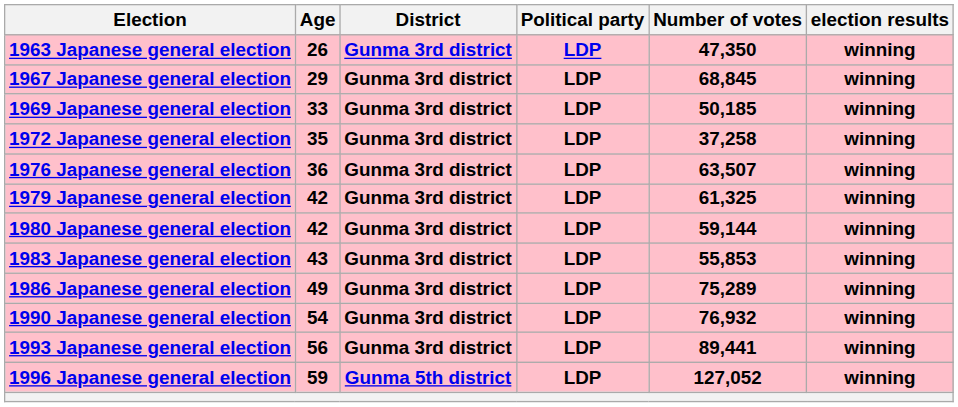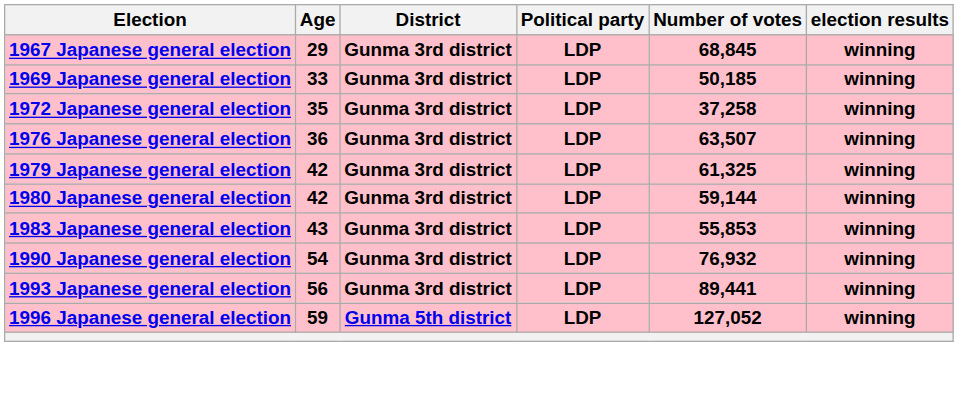- row: (150, 50)
- row: (150, 288)
